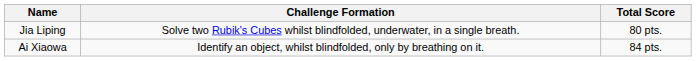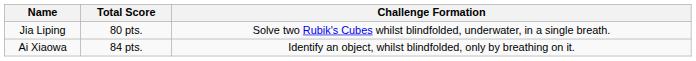columns swapped: (646, 13) <-> (341, 13)
